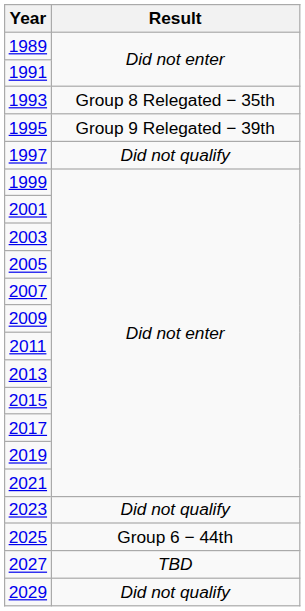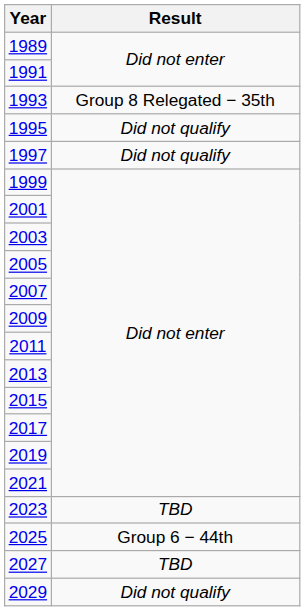(175, 128) Group 9 Relegated − 39th -> (175, 128) Did not qualify
(175, 510) Did not qualify -> (175, 510) TBD
